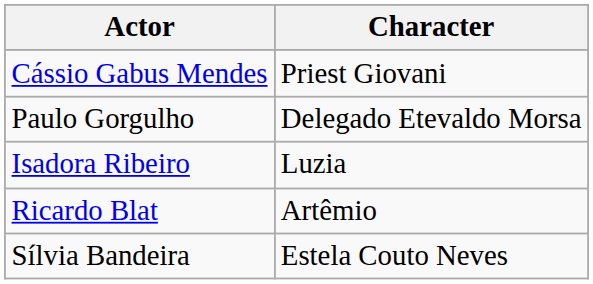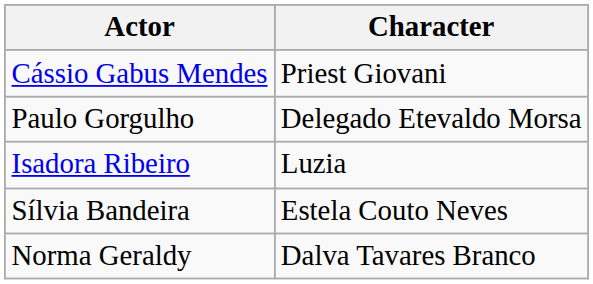- row: (85, 210)
+ row: (102, 255)
